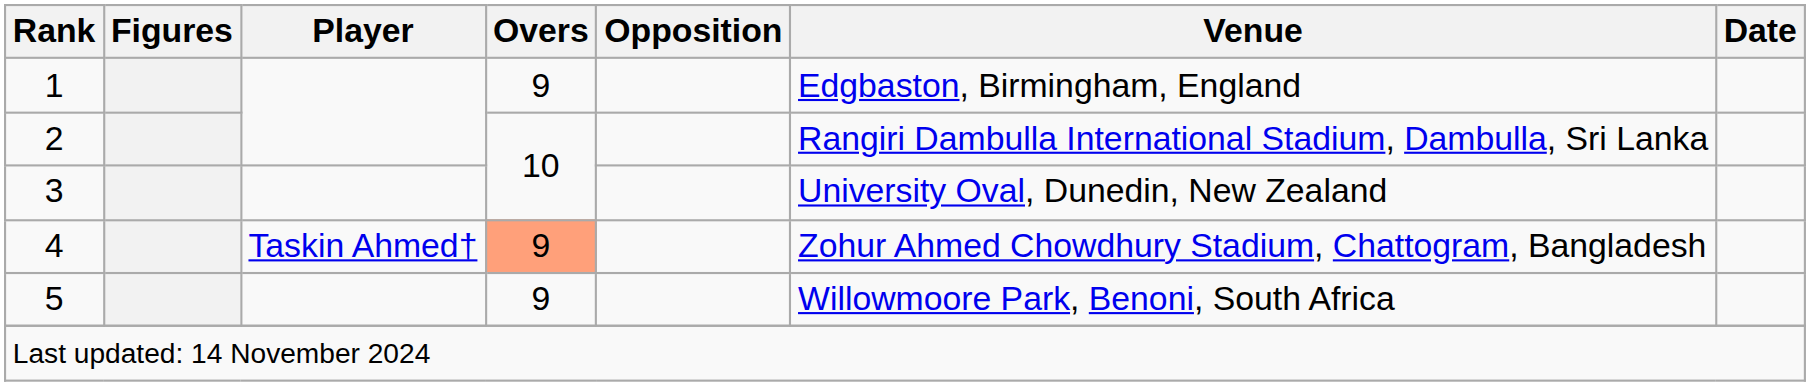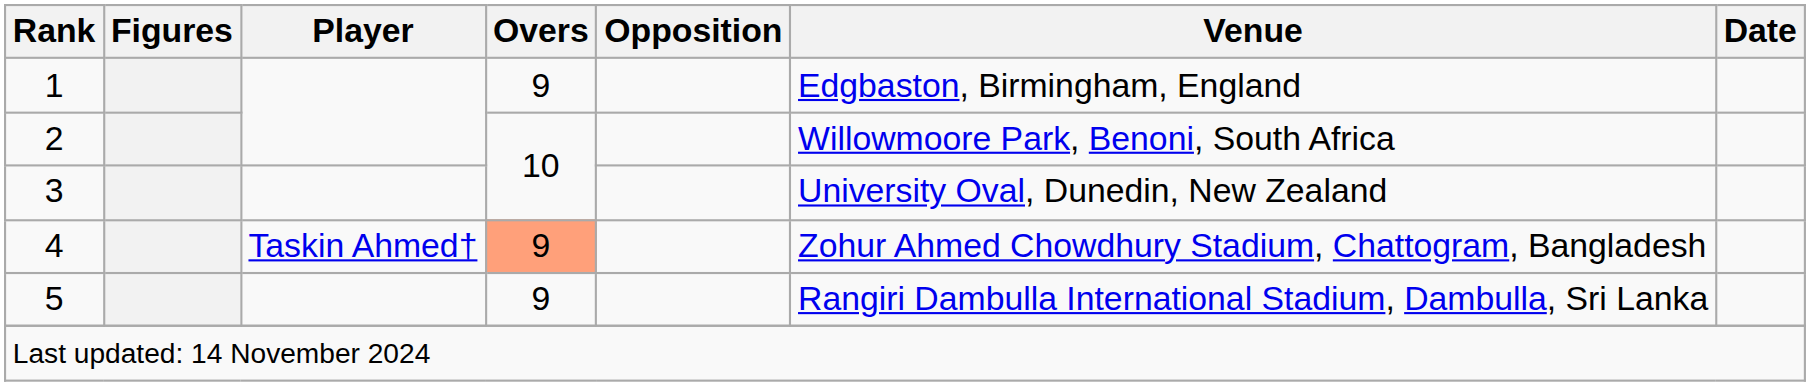(1253, 138) Rangiri Dambulla International Stadium, Dambulla, Sri Lanka -> (1096, 138) Willowmoore Park, Benoni, South Africa
(1096, 298) Willowmoore Park, Benoni, South Africa -> (1253, 298) Rangiri Dambulla International Stadium, Dambulla, Sri Lanka
